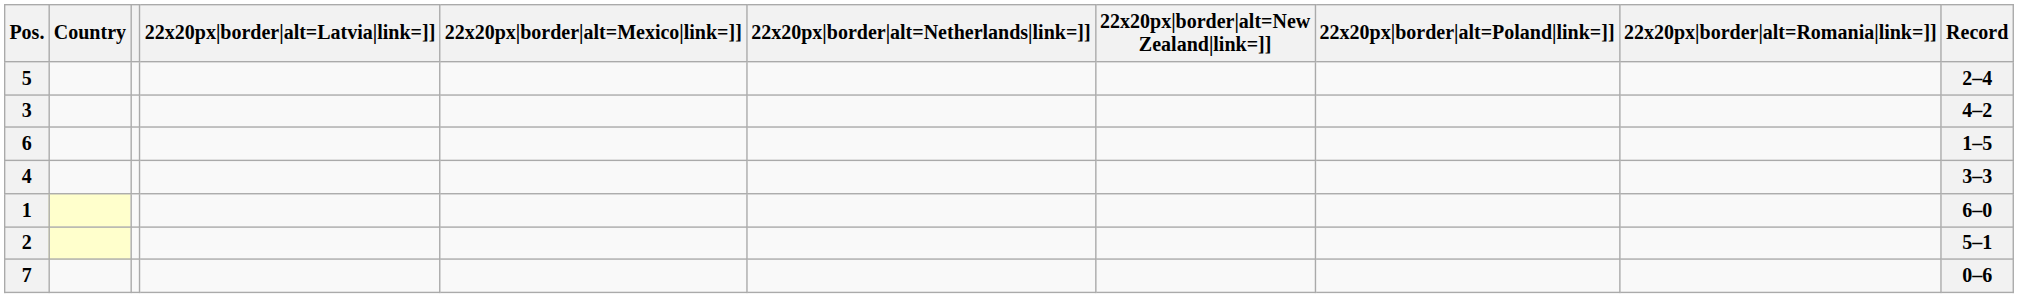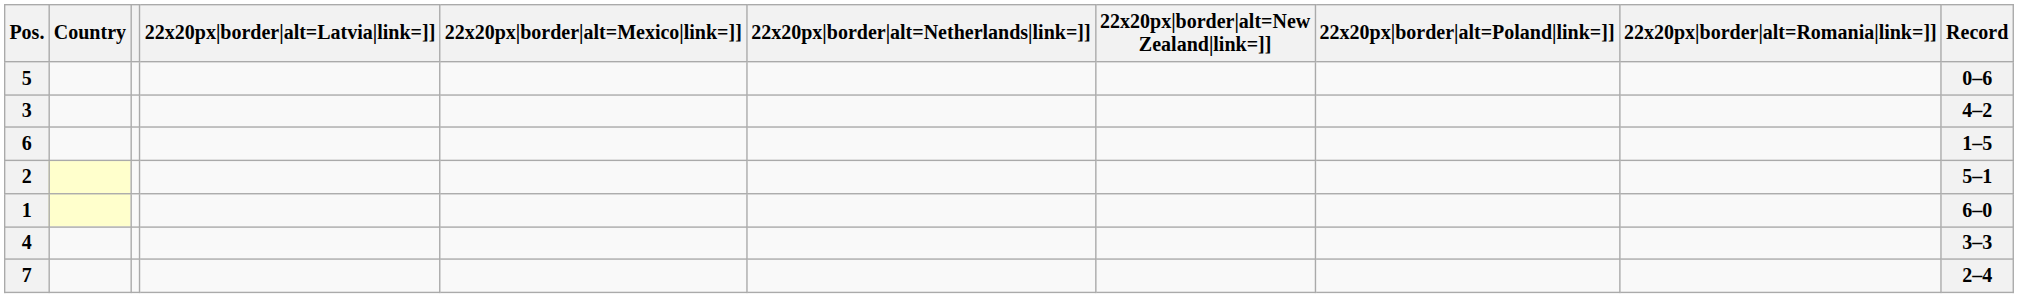(1977, 78) 2–4 -> (1977, 78) 0–6
rows swapped: (27, 243) <-> (27, 177)
(1977, 276) 0–6 -> (1977, 276) 2–4
